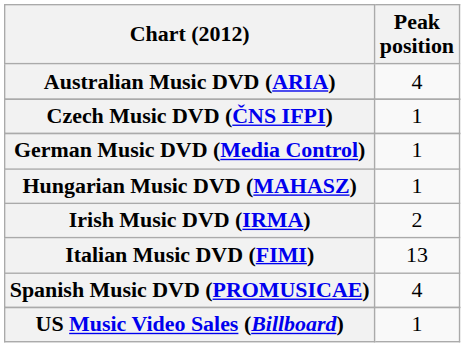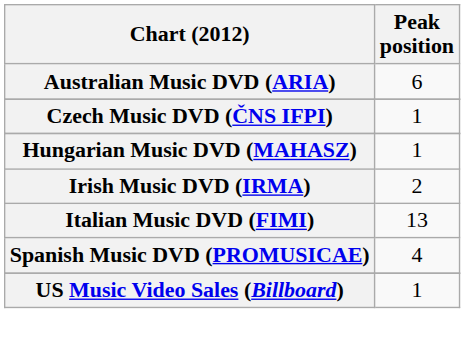(417, 81) 4 -> (417, 81) 6
- row: (190, 150)
